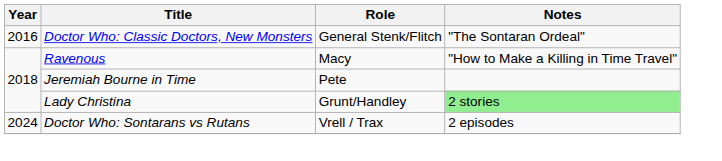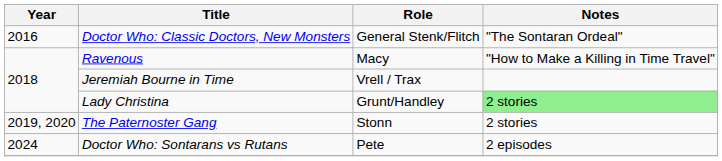(333, 79) Pete -> (389, 79) Vrell / Trax
+ row: (149, 123)
(351, 123) Vrell / Trax -> (370, 144) Pete
